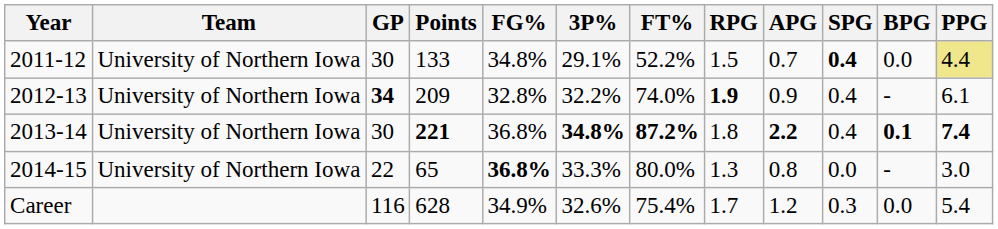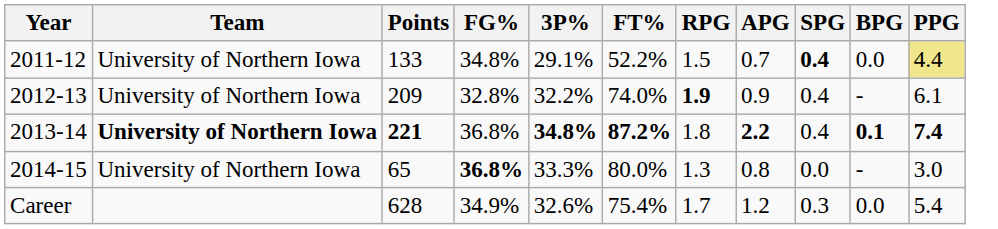- column: (388, 22)
(229, 132) normal -> (237, 132) bold
